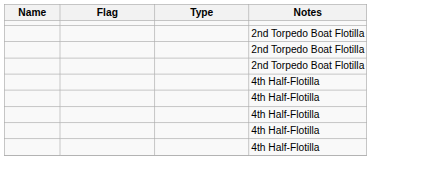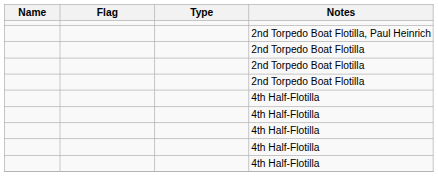+ row: (32, 33)
